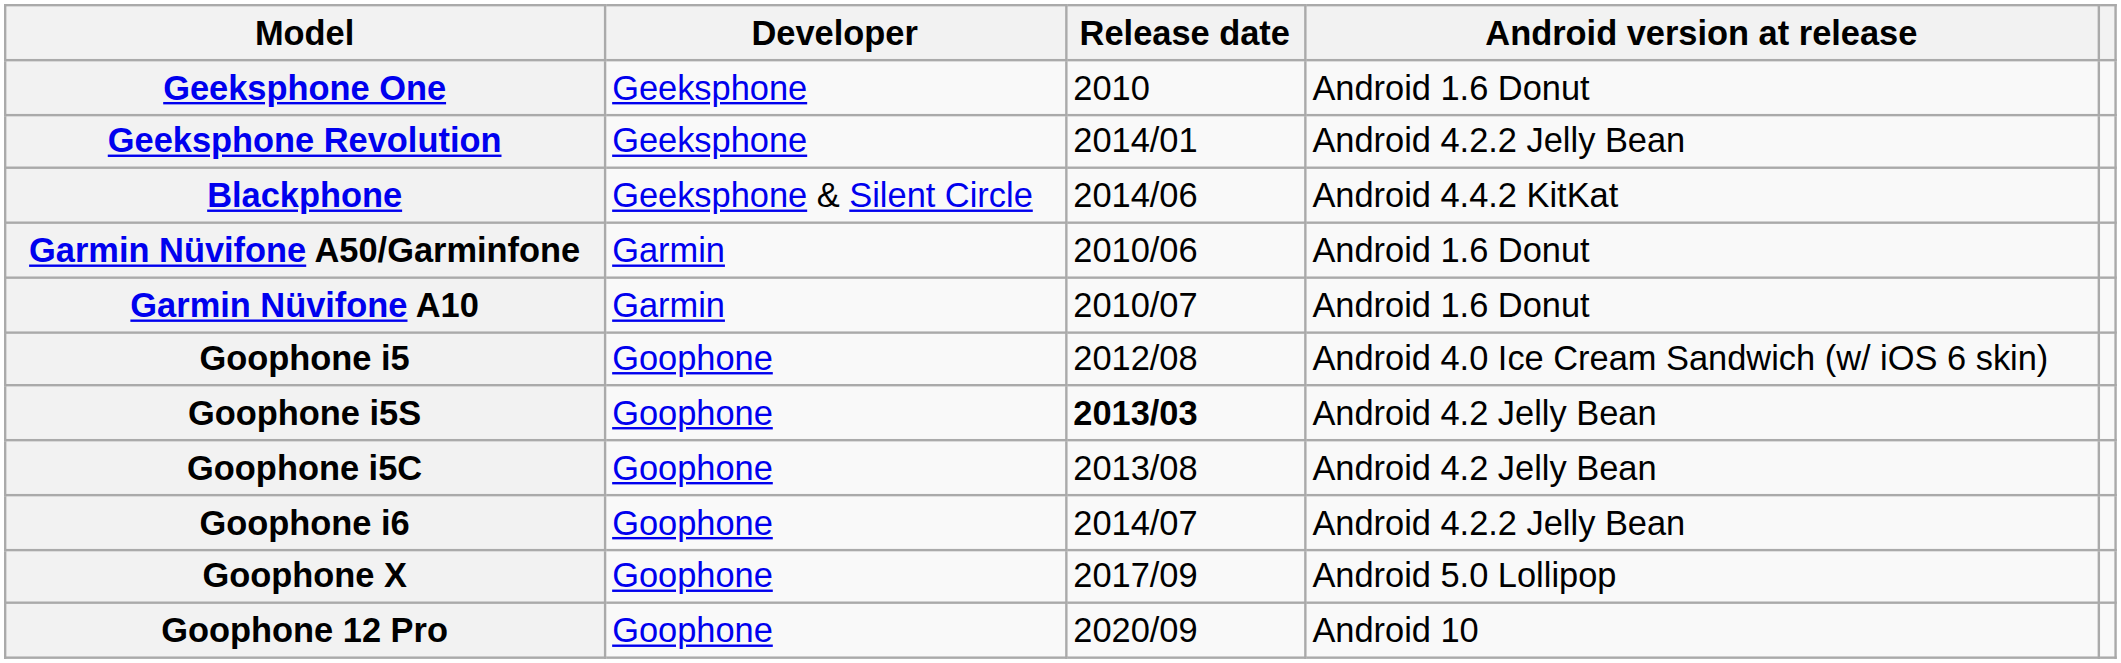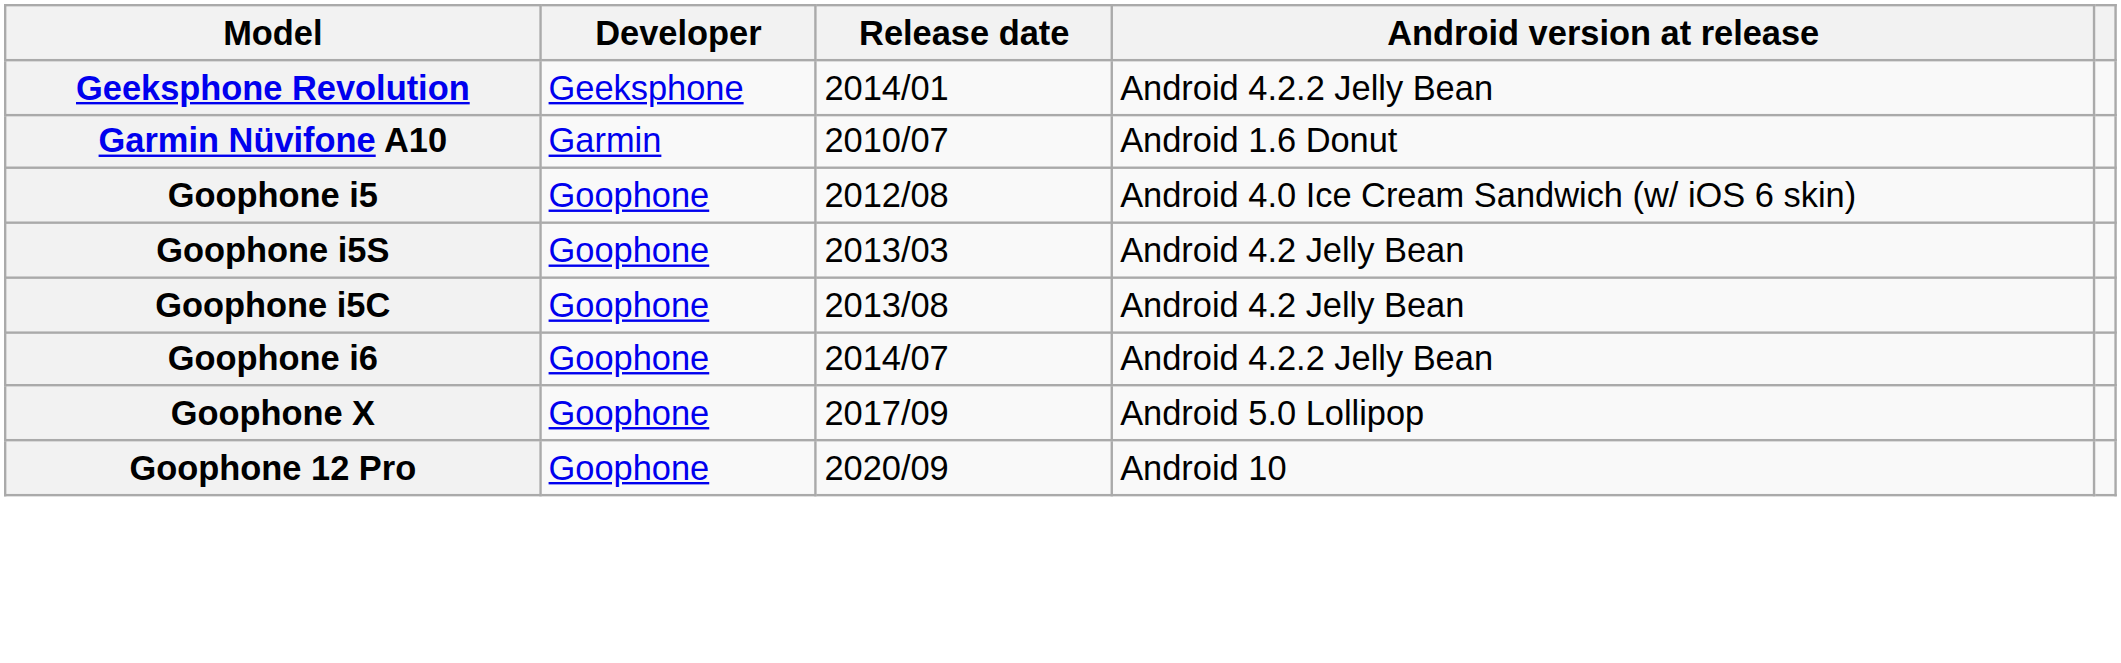- row: (305, 87)
- row: (305, 196)
- row: (305, 250)
(1135, 413) bold -> (887, 250) normal
